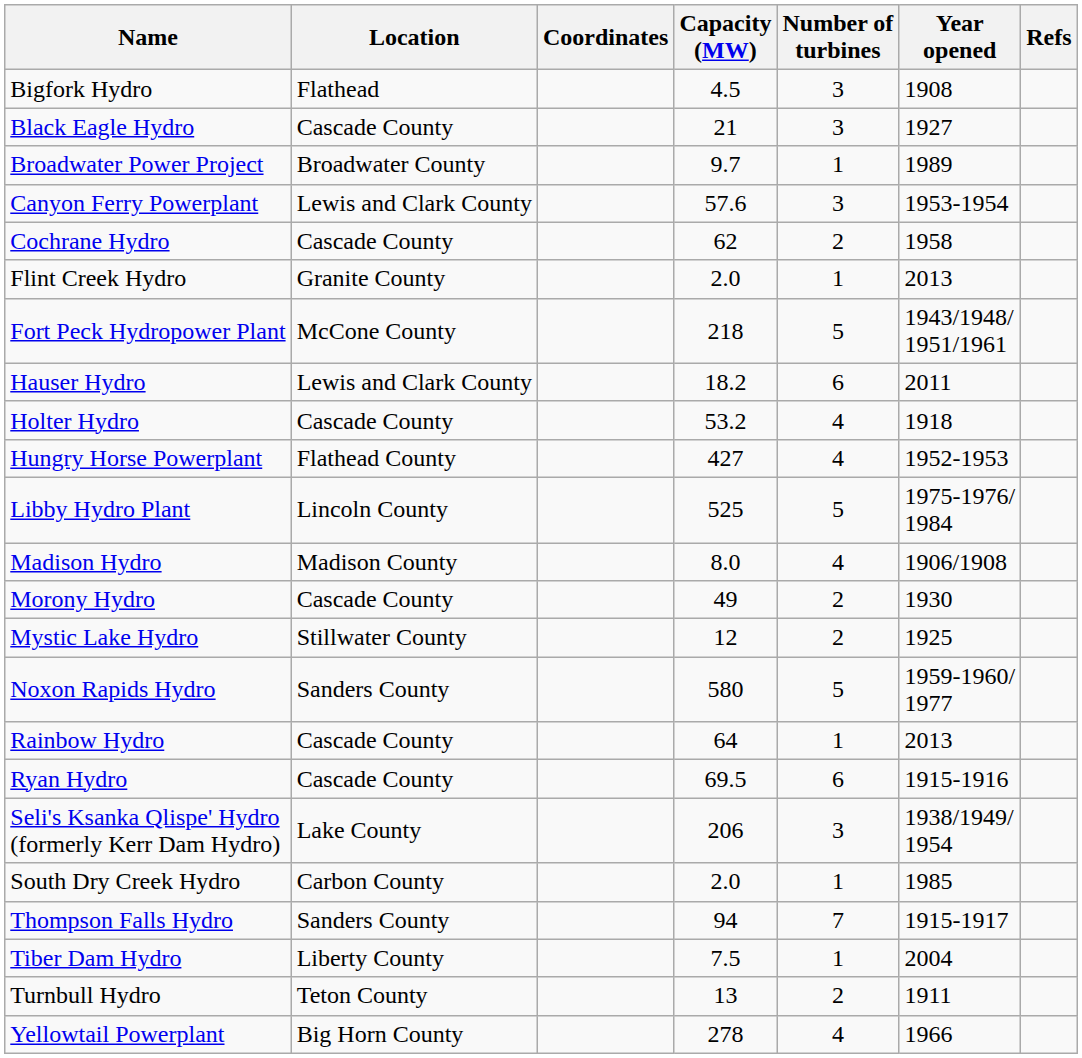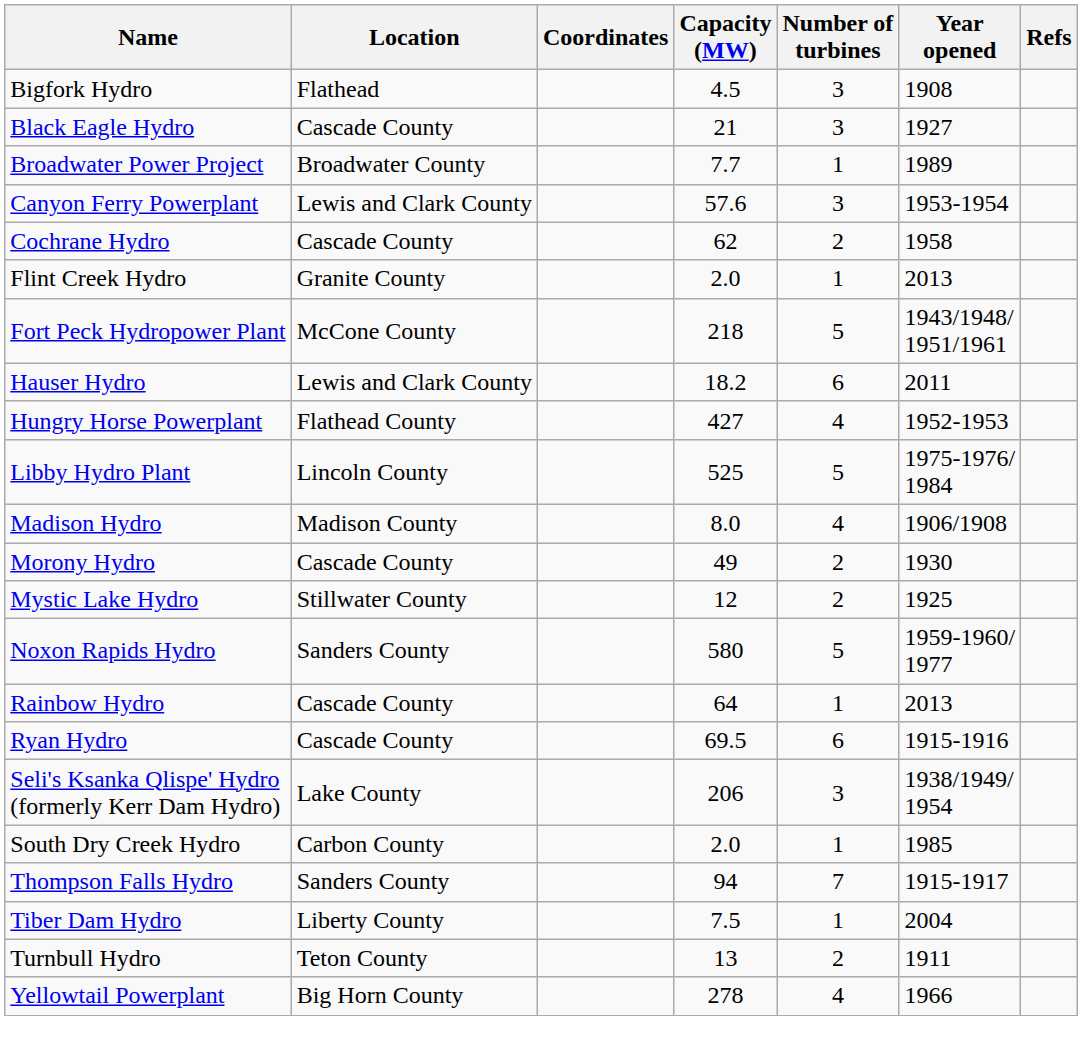(725, 164) 9.7 -> (725, 164) 7.7
- row: (75, 420)
